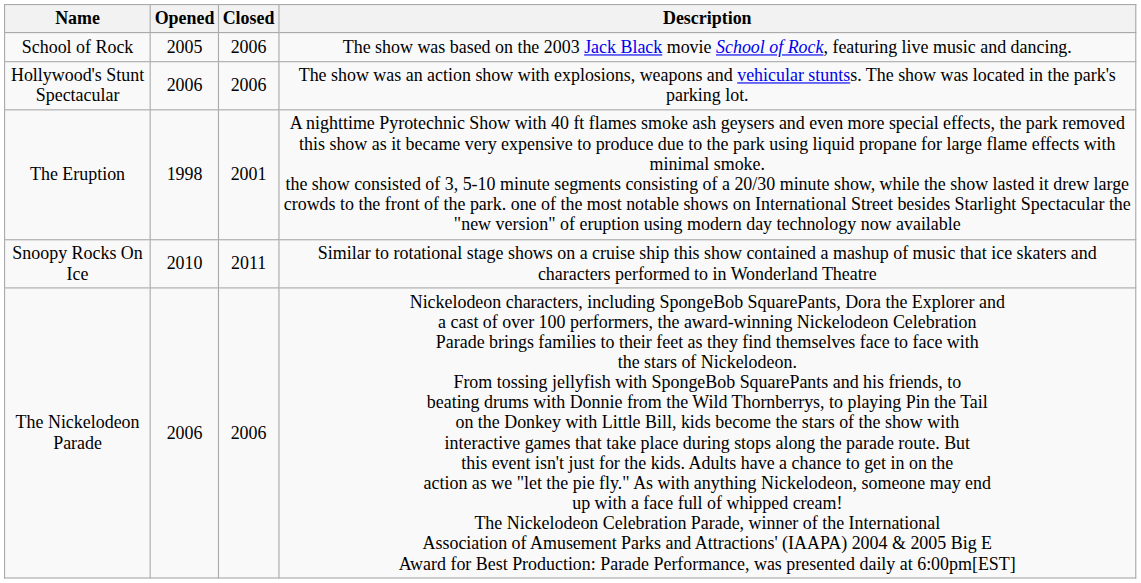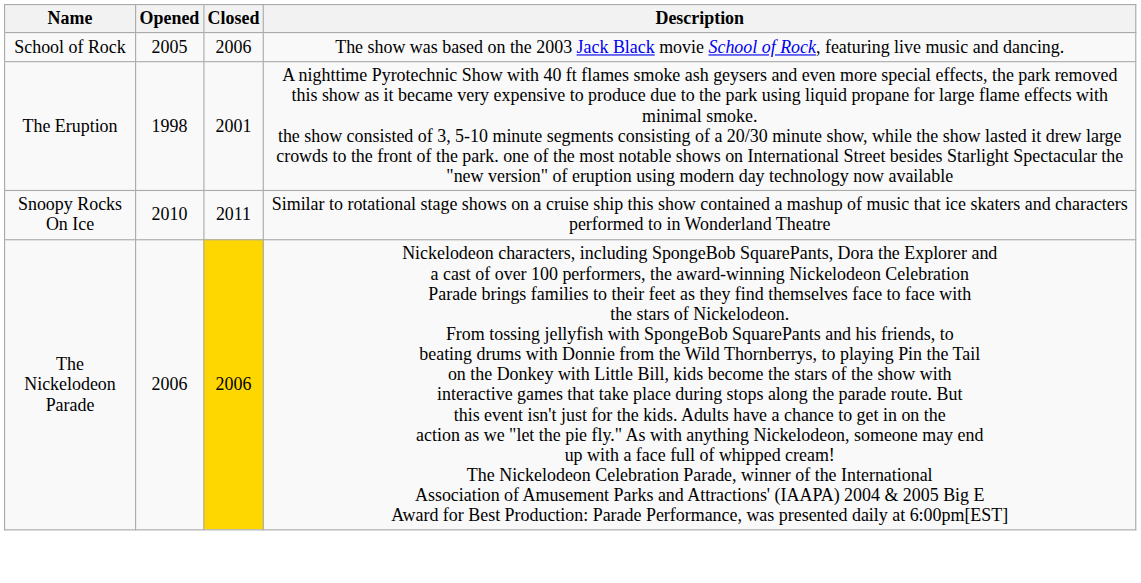- row: (78, 85)
(249, 432) no background -> (233, 384) gold background
